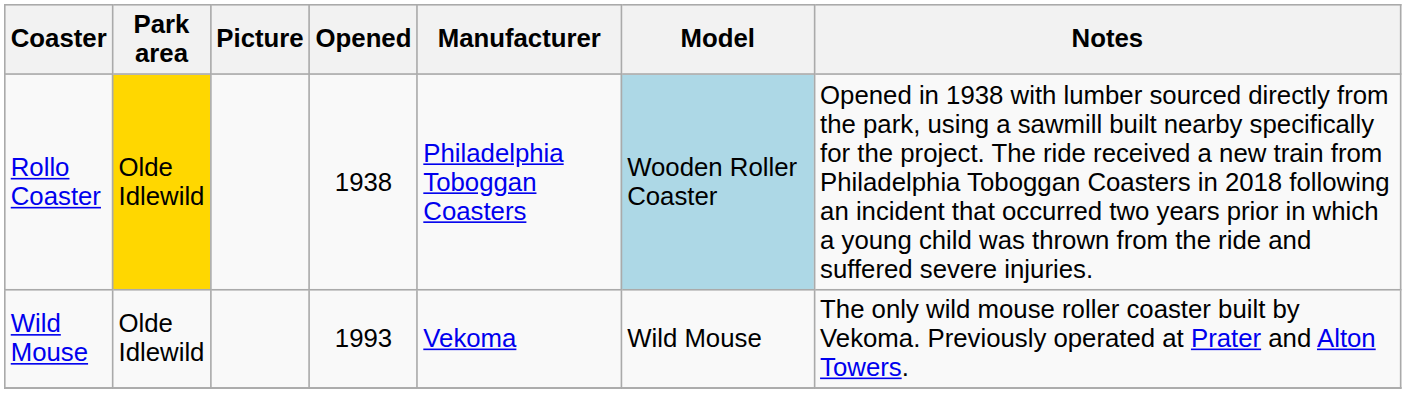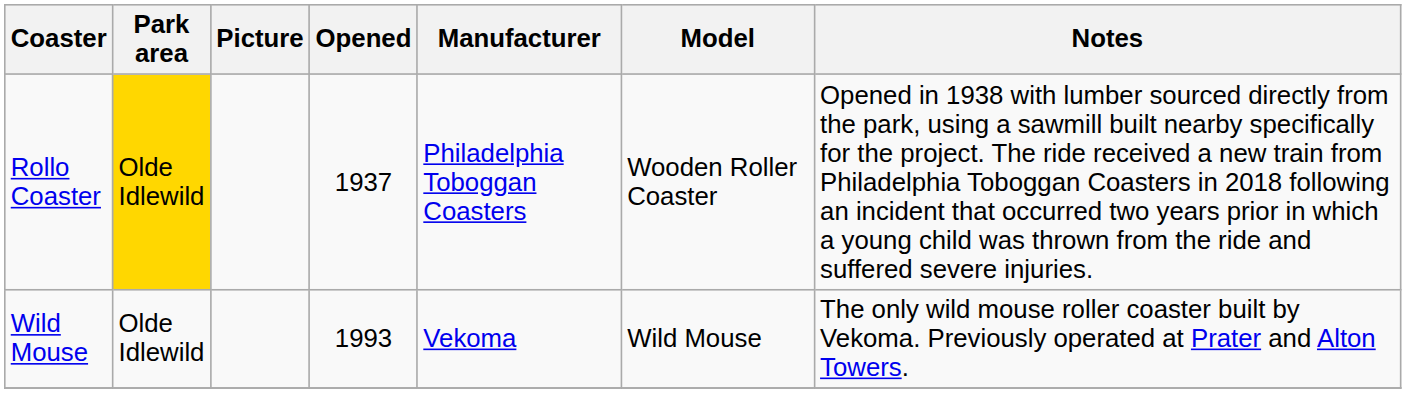(363, 181) 1938 -> (363, 181) 1937
(712, 181) lightblue background -> (712, 181) no background
